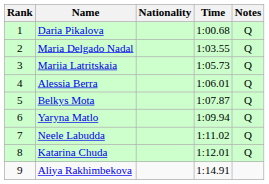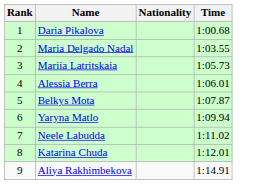- column: (248, 13)
